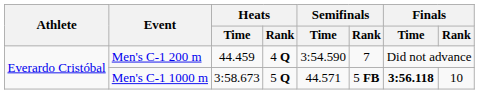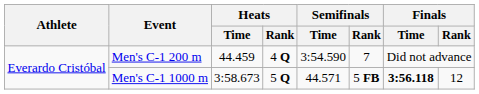(456, 78) 10 -> (456, 78) 12
